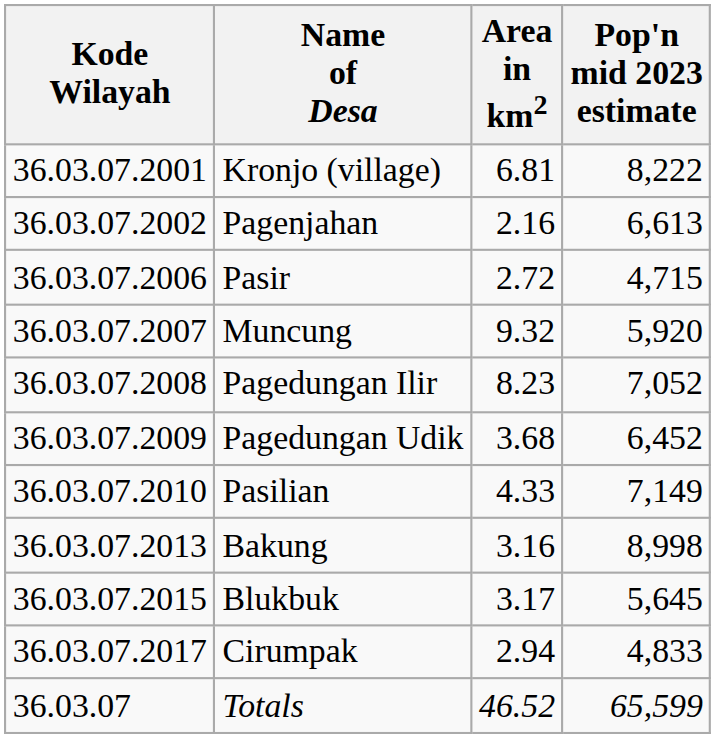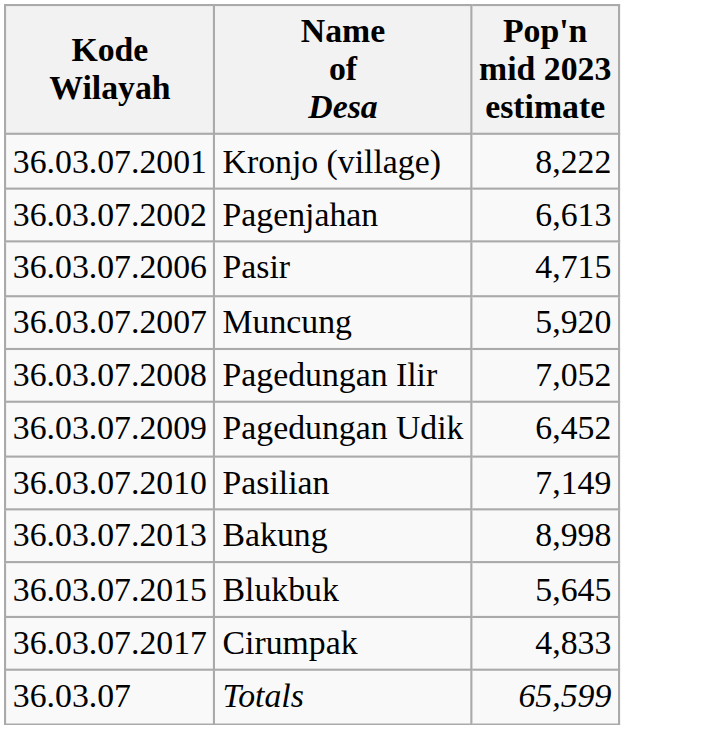- column: (517, 73)
